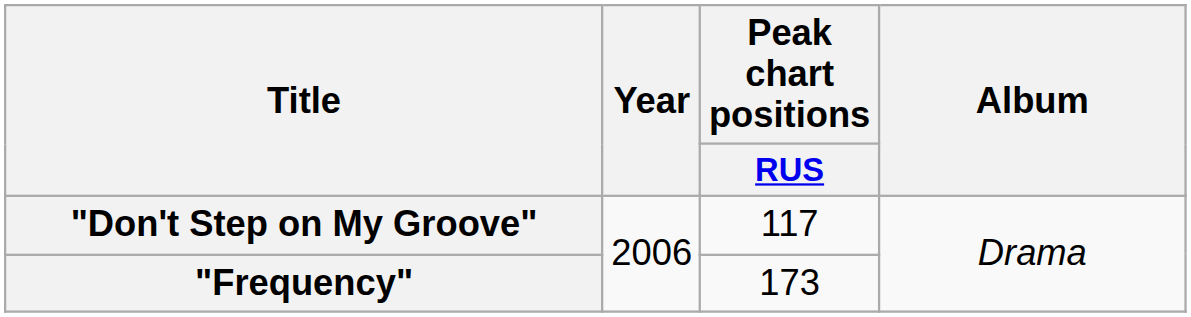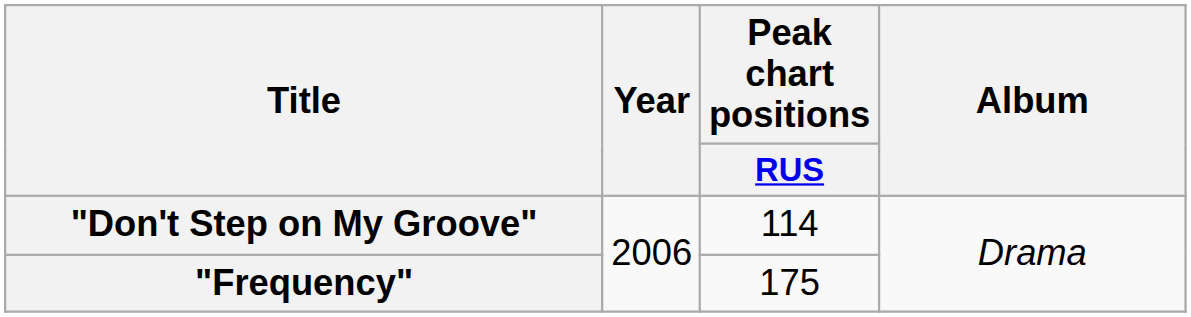(790, 224) 117 -> (790, 224) 114
(790, 281) 173 -> (790, 281) 175
